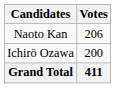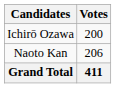rows swapped: (41, 33) <-> (41, 53)
